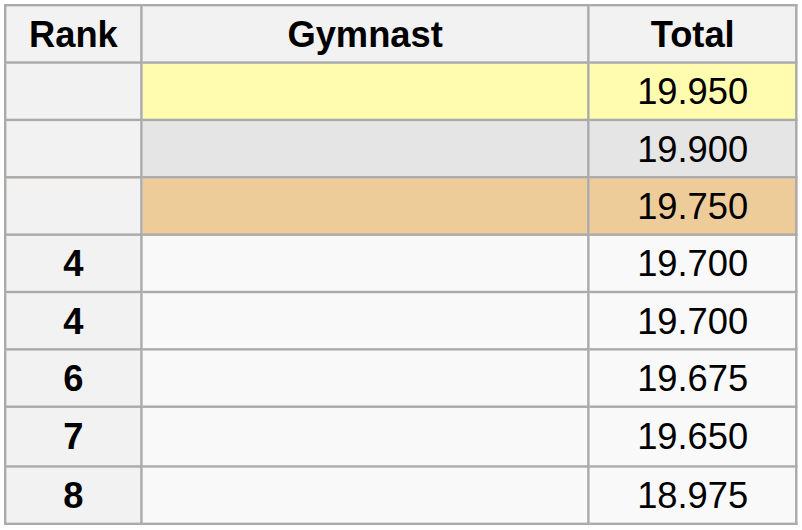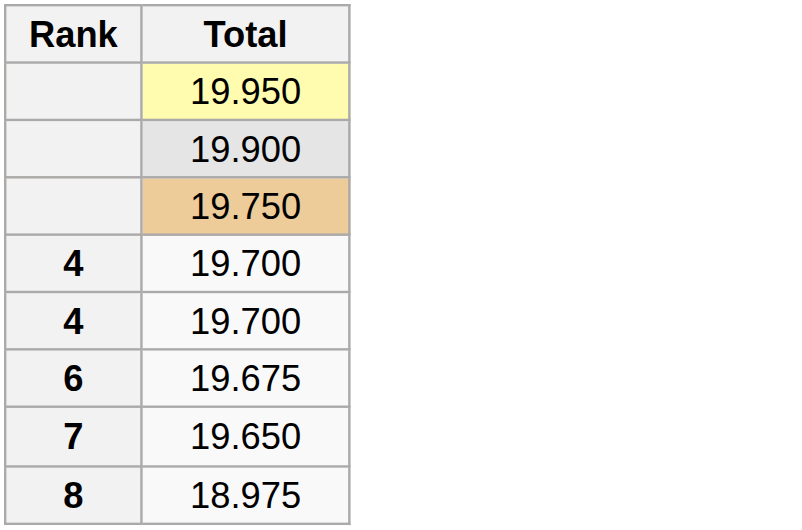- column: (365, 34)
